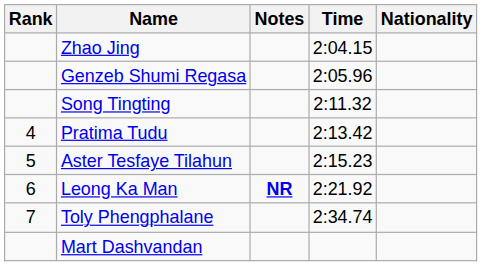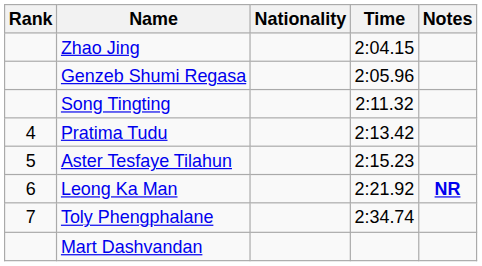columns swapped: (427, 19) <-> (279, 19)
